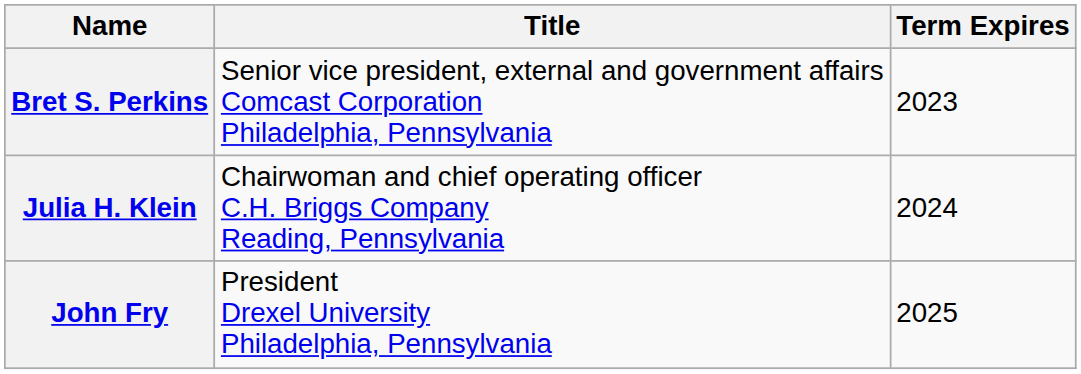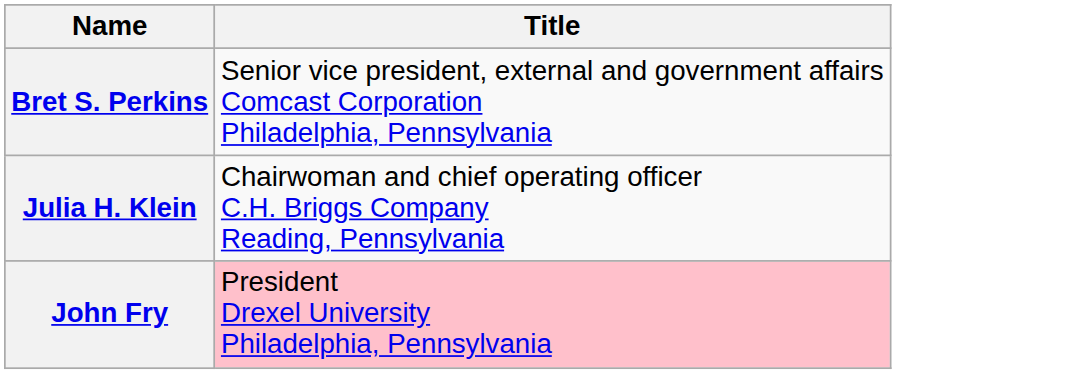- column: (983, 26)
(386, 313) no background -> (386, 313) pink background
